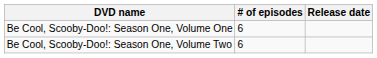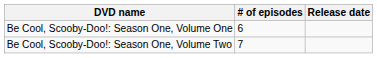(240, 45) 6 -> (240, 45) 7
